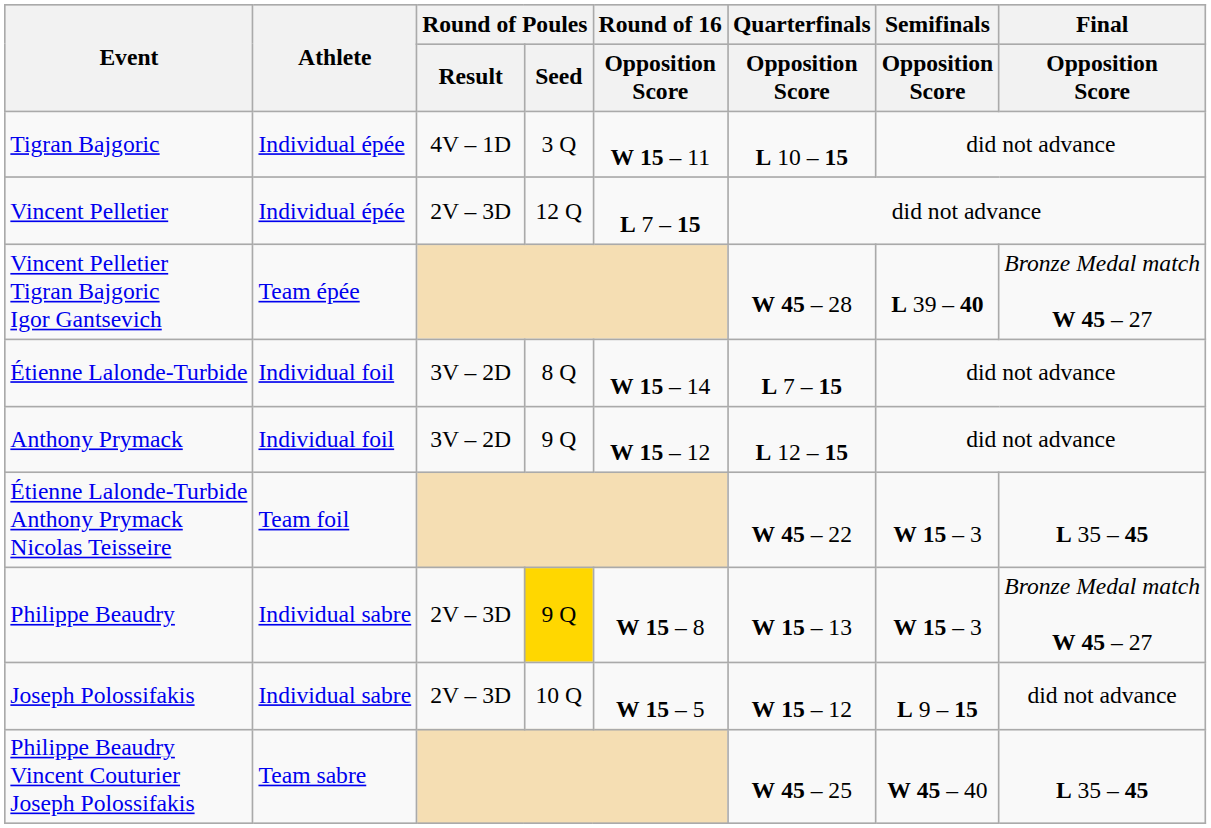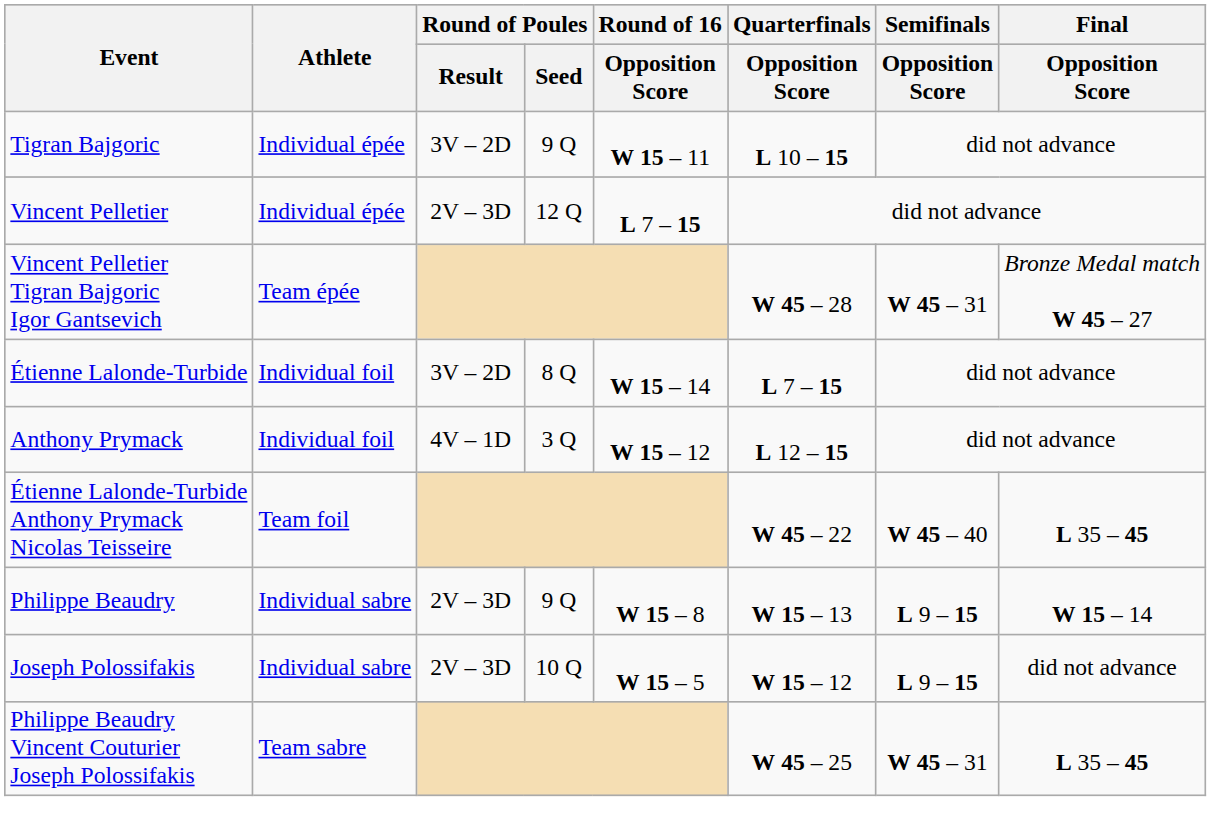(471, 144) 4V – 1D -> (471, 144) 3V – 2D
(559, 144) 3 Q -> (559, 144) 9 Q
(937, 305) L 39 – 40 -> (937, 305) W 45 – 31
(471, 439) 3V – 2D -> (471, 439) 4V – 1D
(559, 439) 9 Q -> (559, 439) 3 Q
(937, 533) W 15 – 3 -> (937, 533) W 45 – 40
(559, 614) gold background -> (559, 600) no background
(937, 628) W 15 – 3 -> (937, 614) L 9 – 15
(1102, 614) Bronze Medal match W 45 – 27 -> (1102, 614) W 15 – 14
(937, 790) W 45 – 40 -> (937, 762) W 45 – 31
